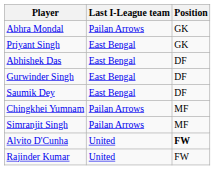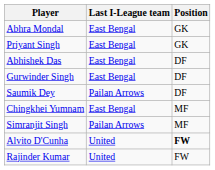(116, 28) Pailan Arrows -> (112, 28) East Bengal
(112, 92) East Bengal -> (116, 92) Pailan Arrows
(116, 108) Pailan Arrows -> (112, 108) East Bengal
